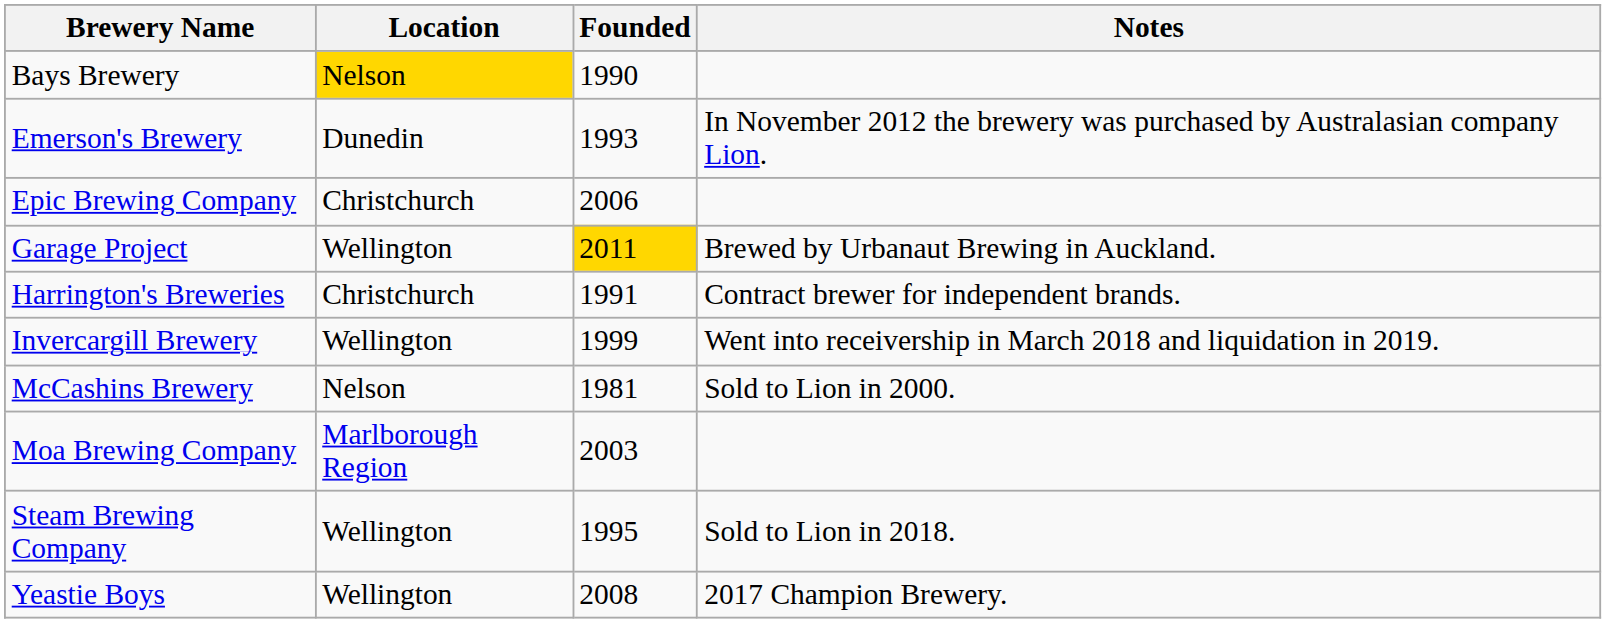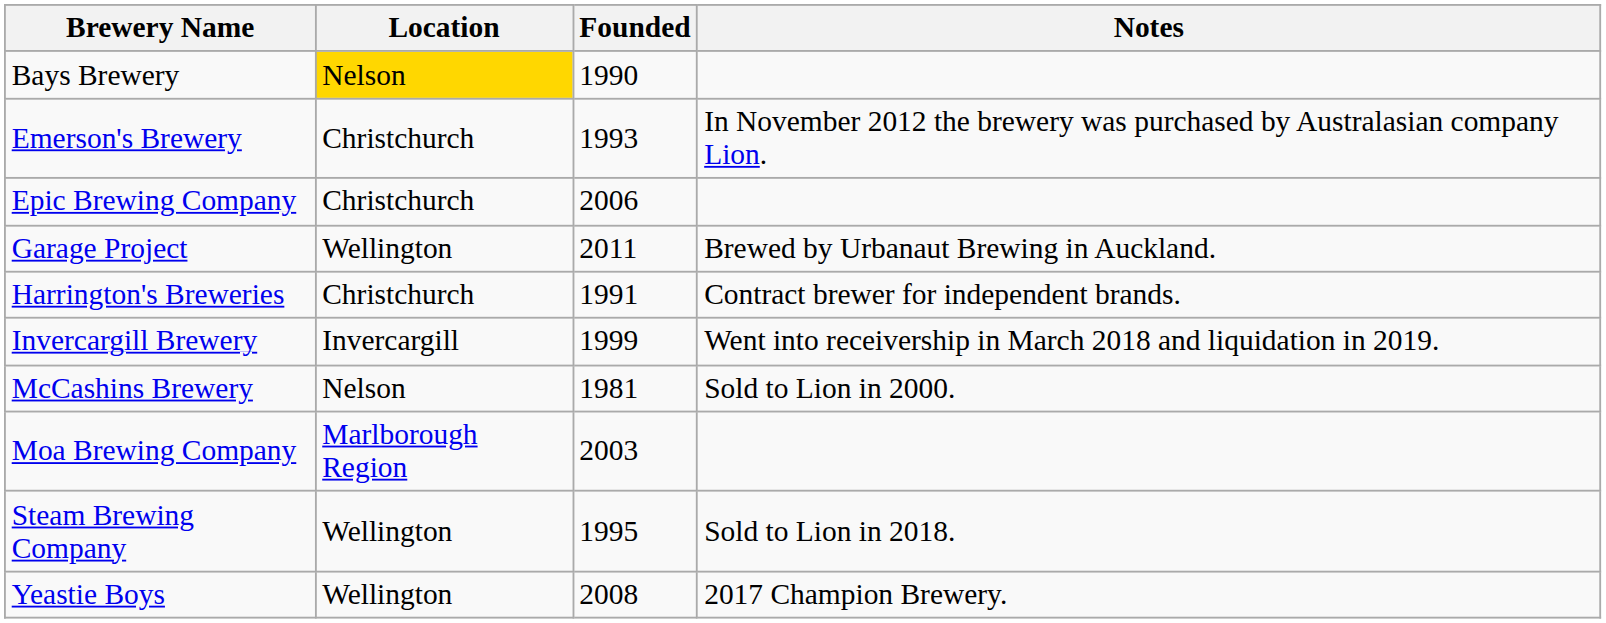(373, 137) Dunedin -> (398, 137) Christchurch
(608, 247) gold background -> (608, 247) no background
(387, 341) Wellington -> (391, 341) Invercargill
